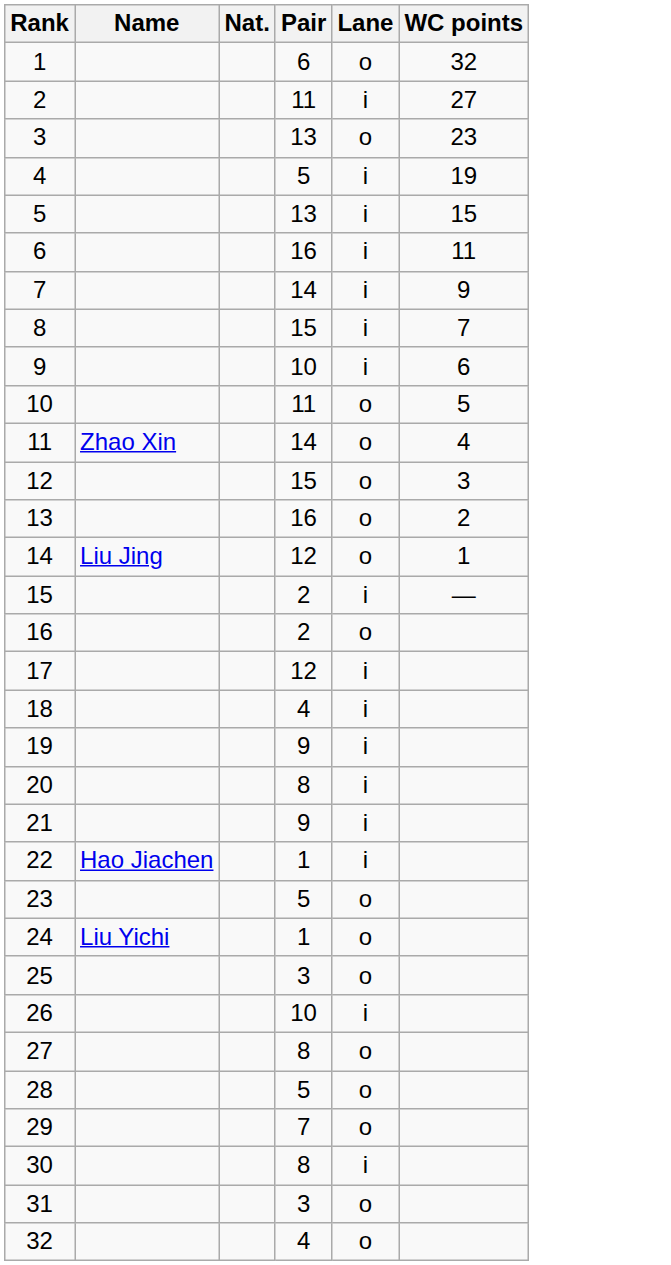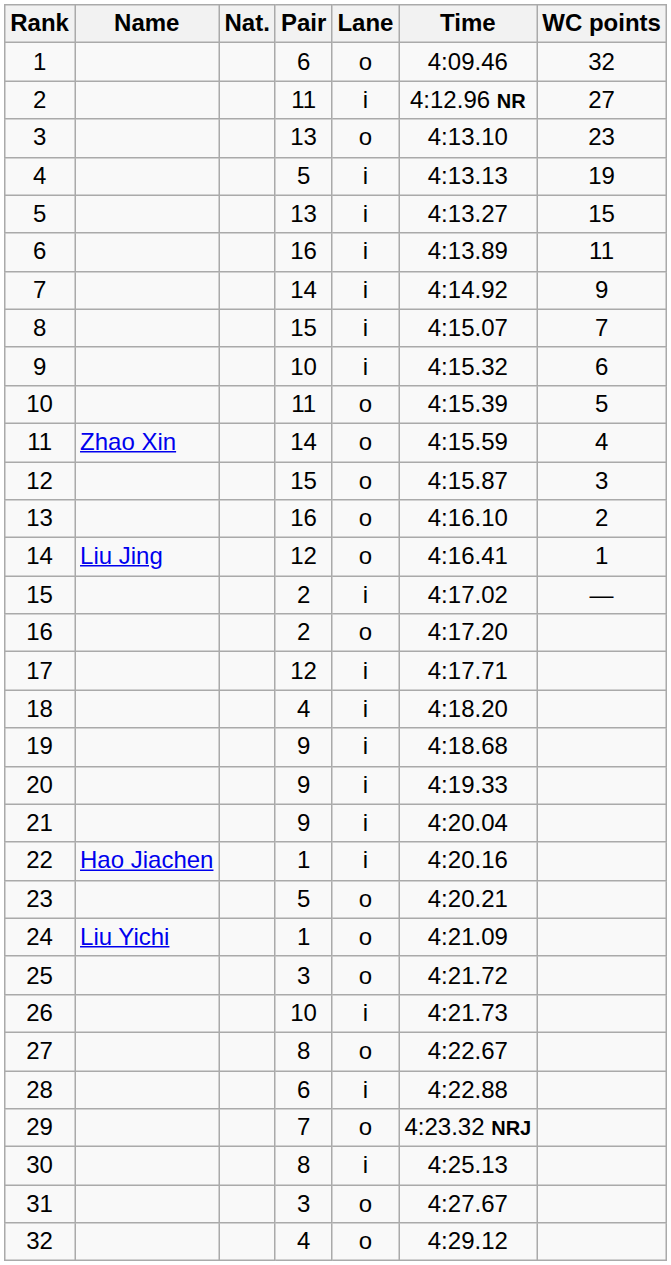+ column: (468, 23)
(304, 784) 8 -> (304, 784) 9
(304, 1089) 5 -> (304, 1089) 6
(365, 1089) o -> (365, 1089) i
